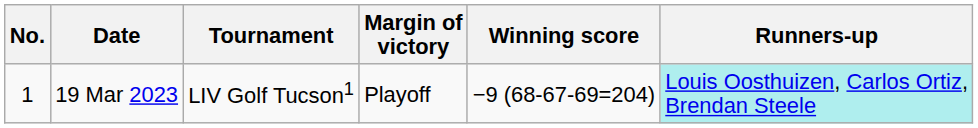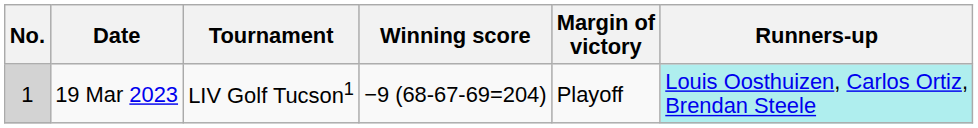columns swapped: (564, 34) <-> (413, 34)
(27, 94) no background -> (27, 94) lightgrey background
